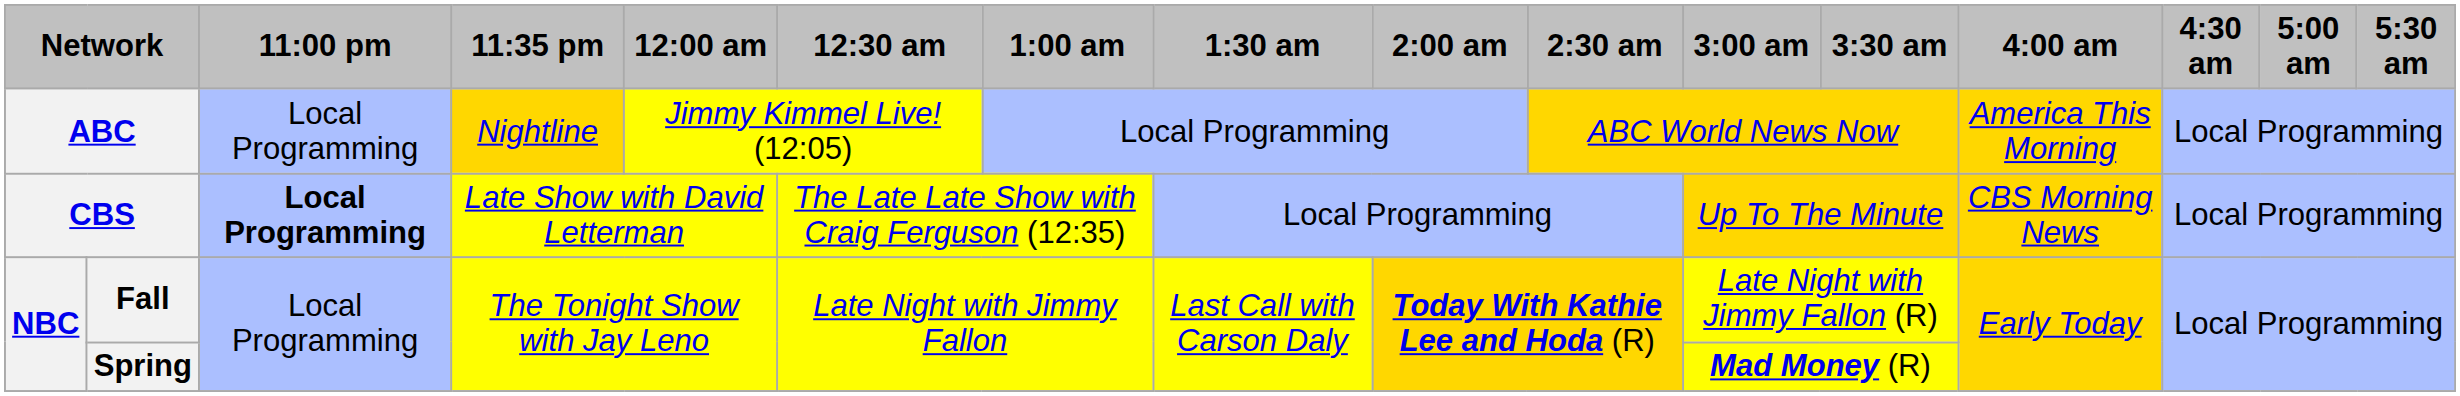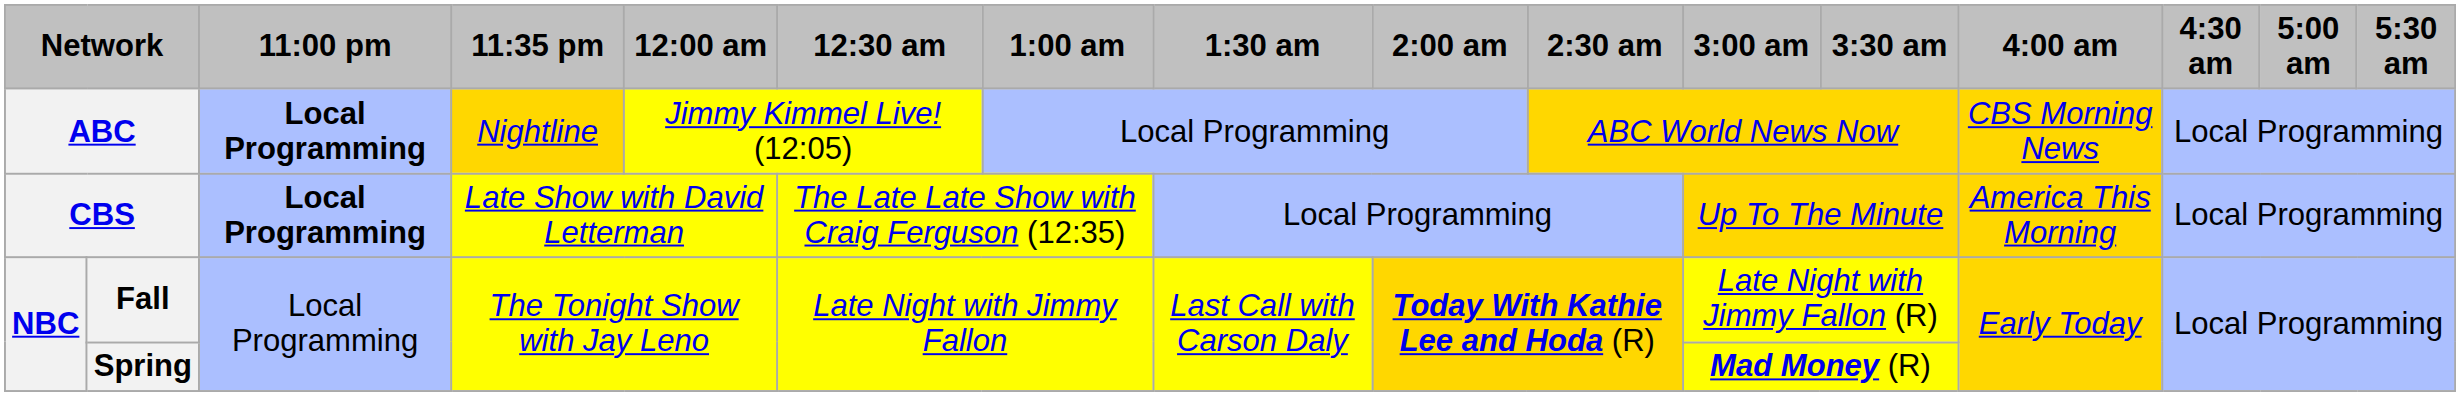(325, 130) normal -> (325, 130) bold
(2060, 130) America This Morning -> (2060, 130) CBS Morning News
(2060, 214) CBS Morning News -> (2060, 214) America This Morning
